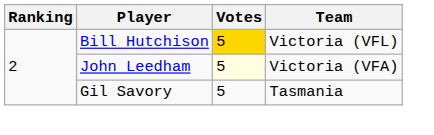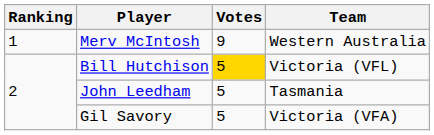+ row: (140, 42)
(221, 67) lightyellow background -> (221, 92) no background
(334, 67) Victoria (VFA) -> (306, 92) Tasmania
(306, 92) Tasmania -> (334, 117) Victoria (VFA)
